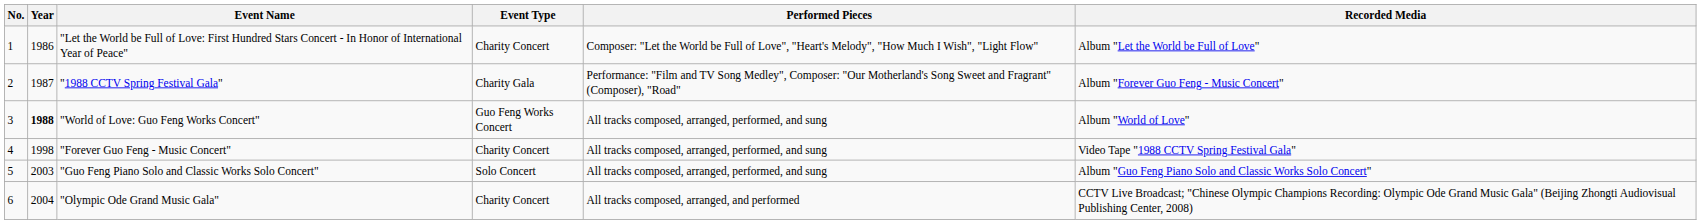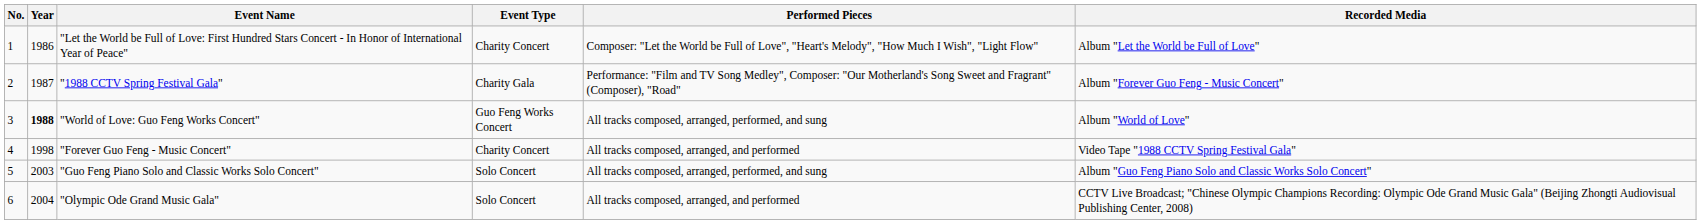(707, 150) All tracks composed, arranged, performed, and sung -> (693, 150) All tracks composed, arranged, and performed
(512, 201) Charity Concert -> (506, 201) Solo Concert
